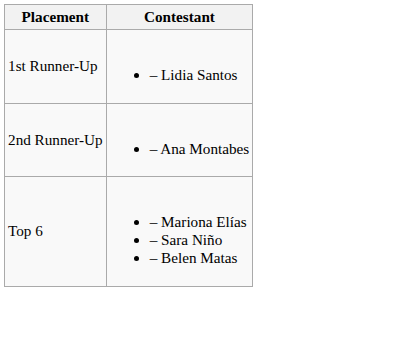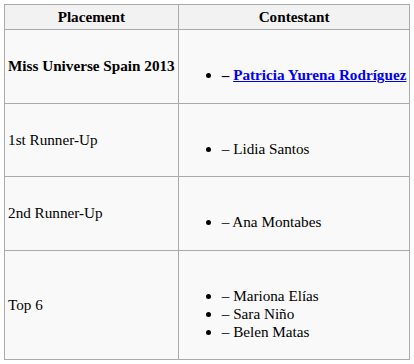+ row: (91, 66)
